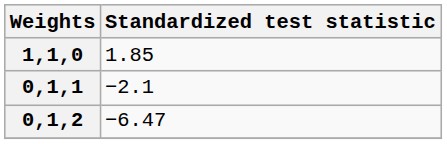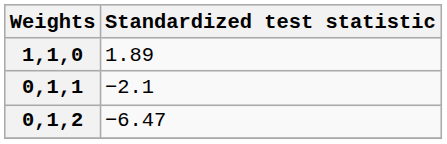(130, 55) 1.85 -> (130, 55) 1.89
